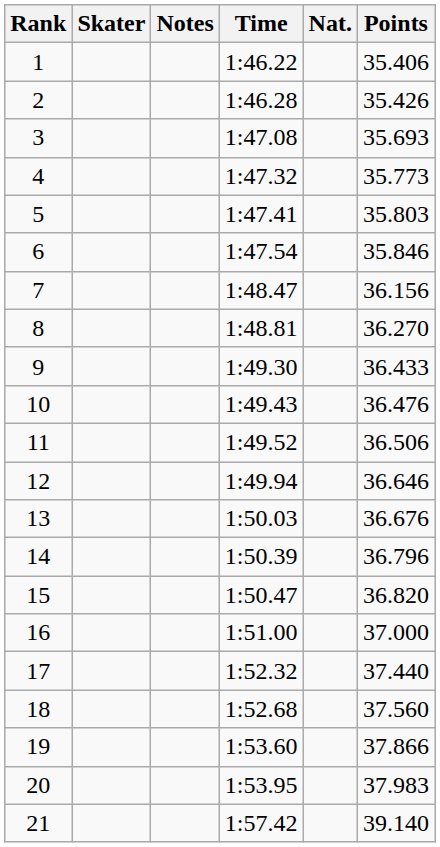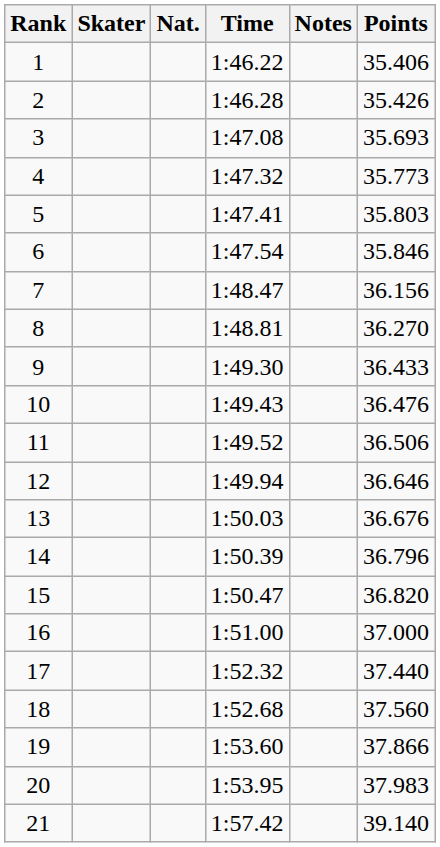columns swapped: (330, 23) <-> (185, 23)
